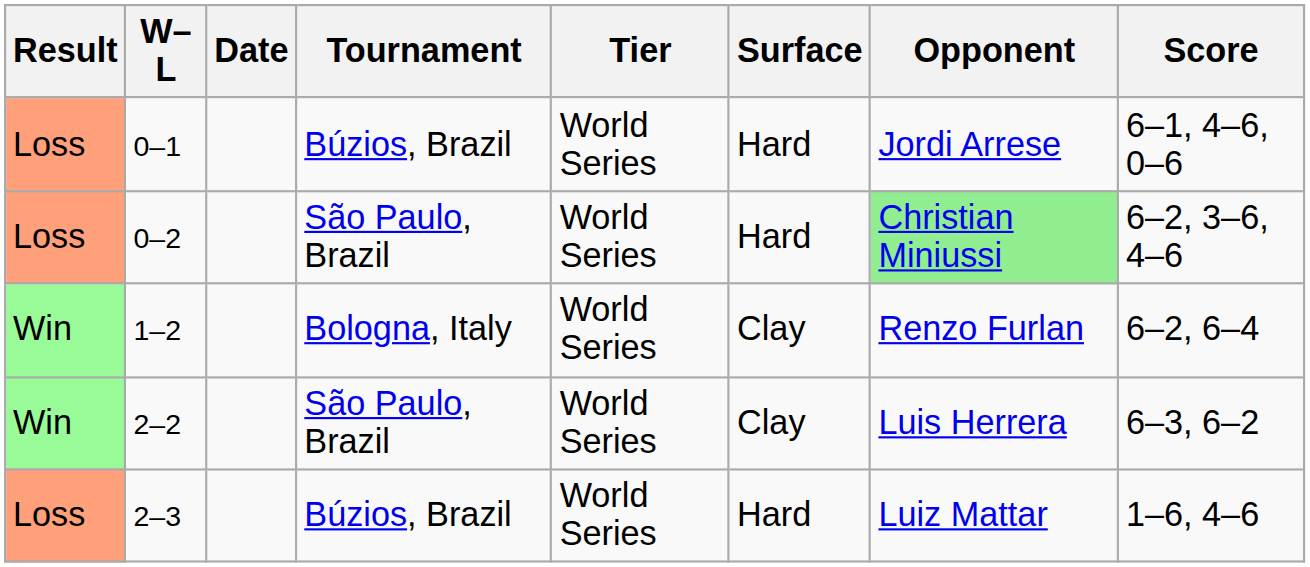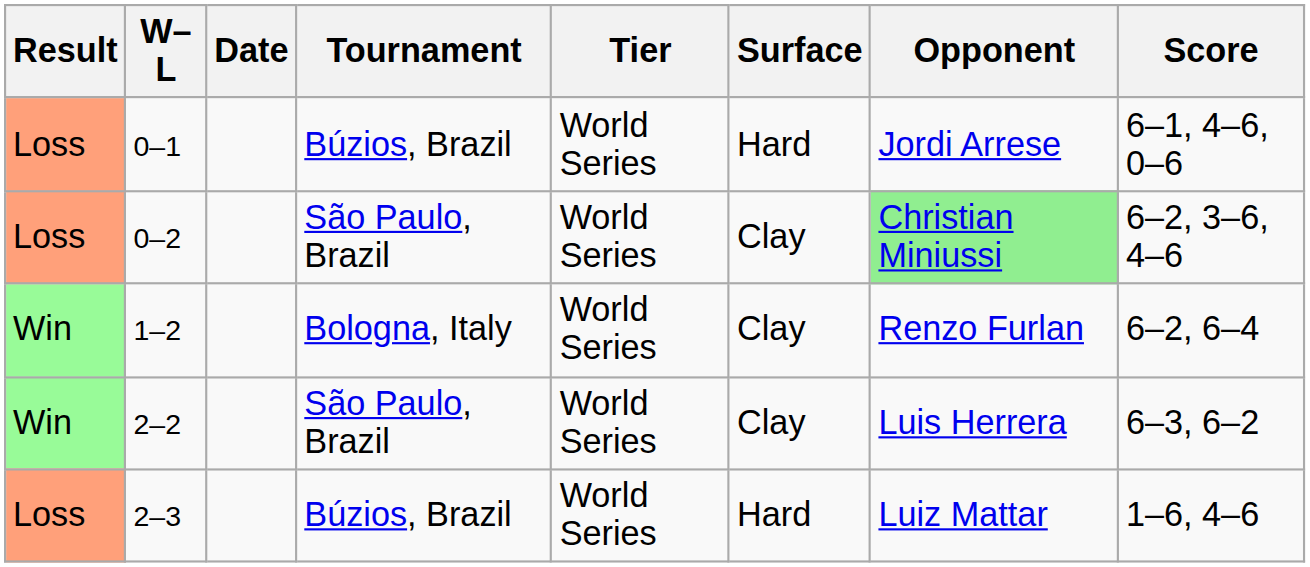(774, 236) Hard -> (771, 236) Clay
